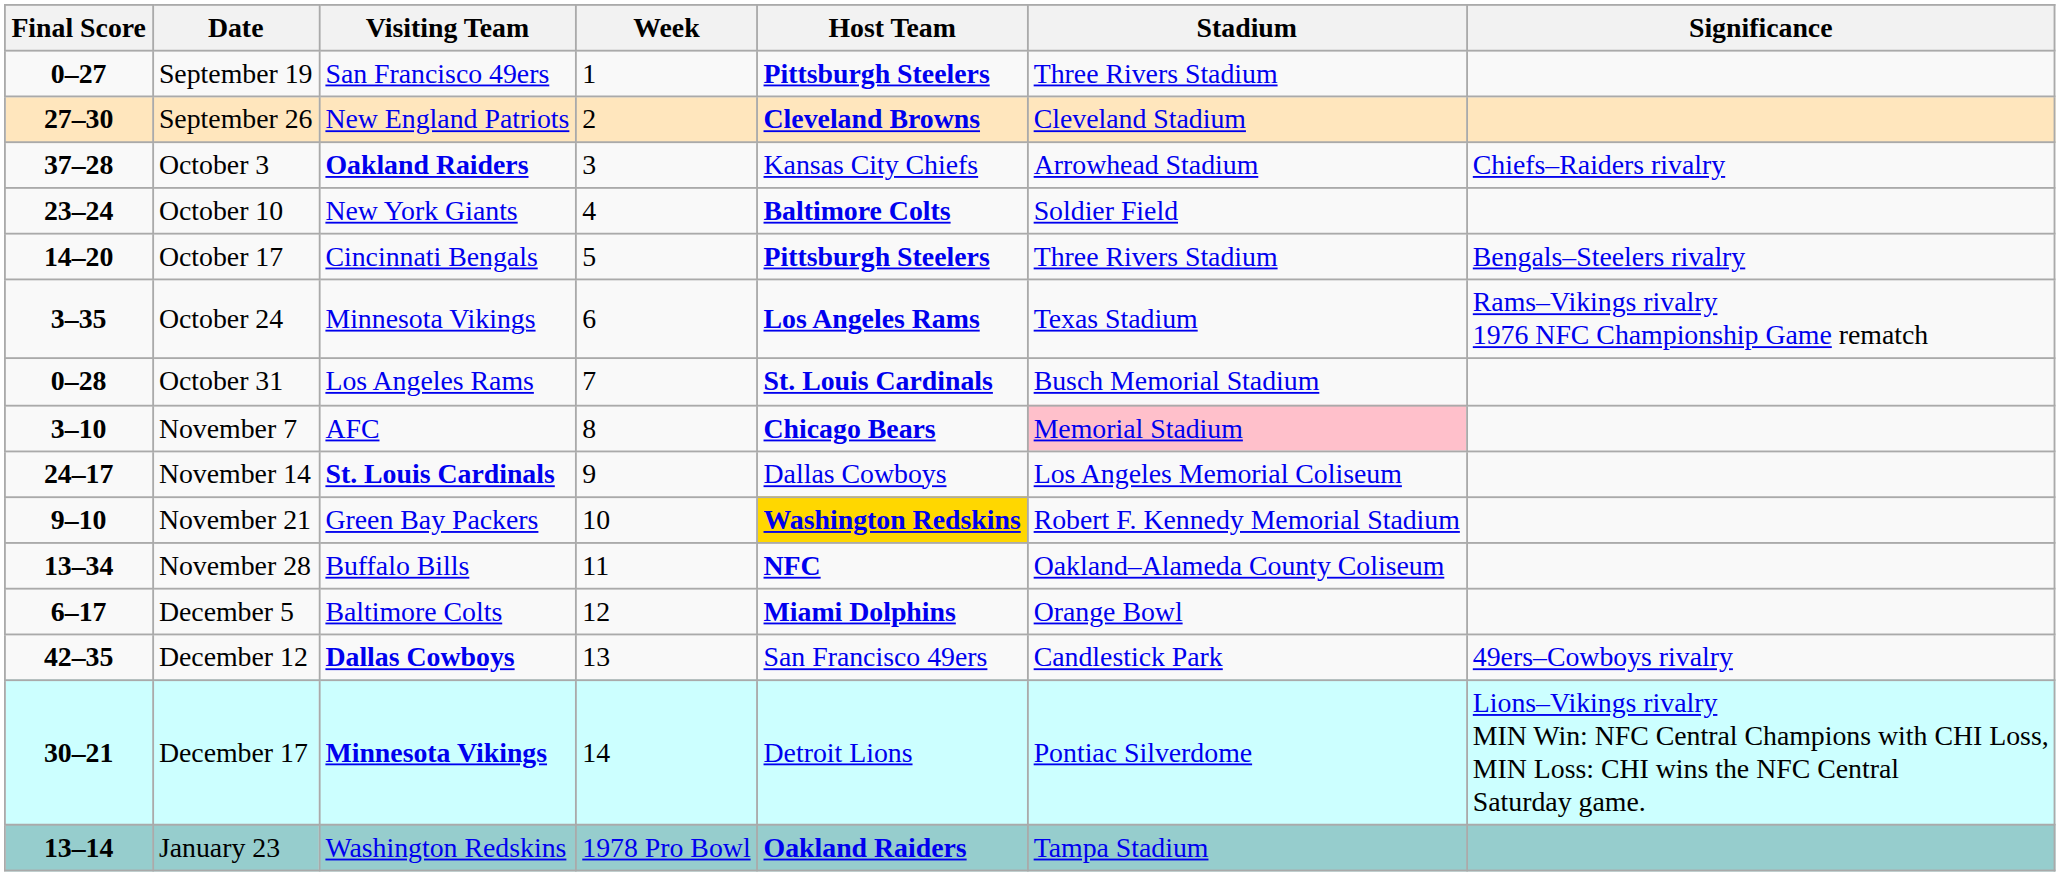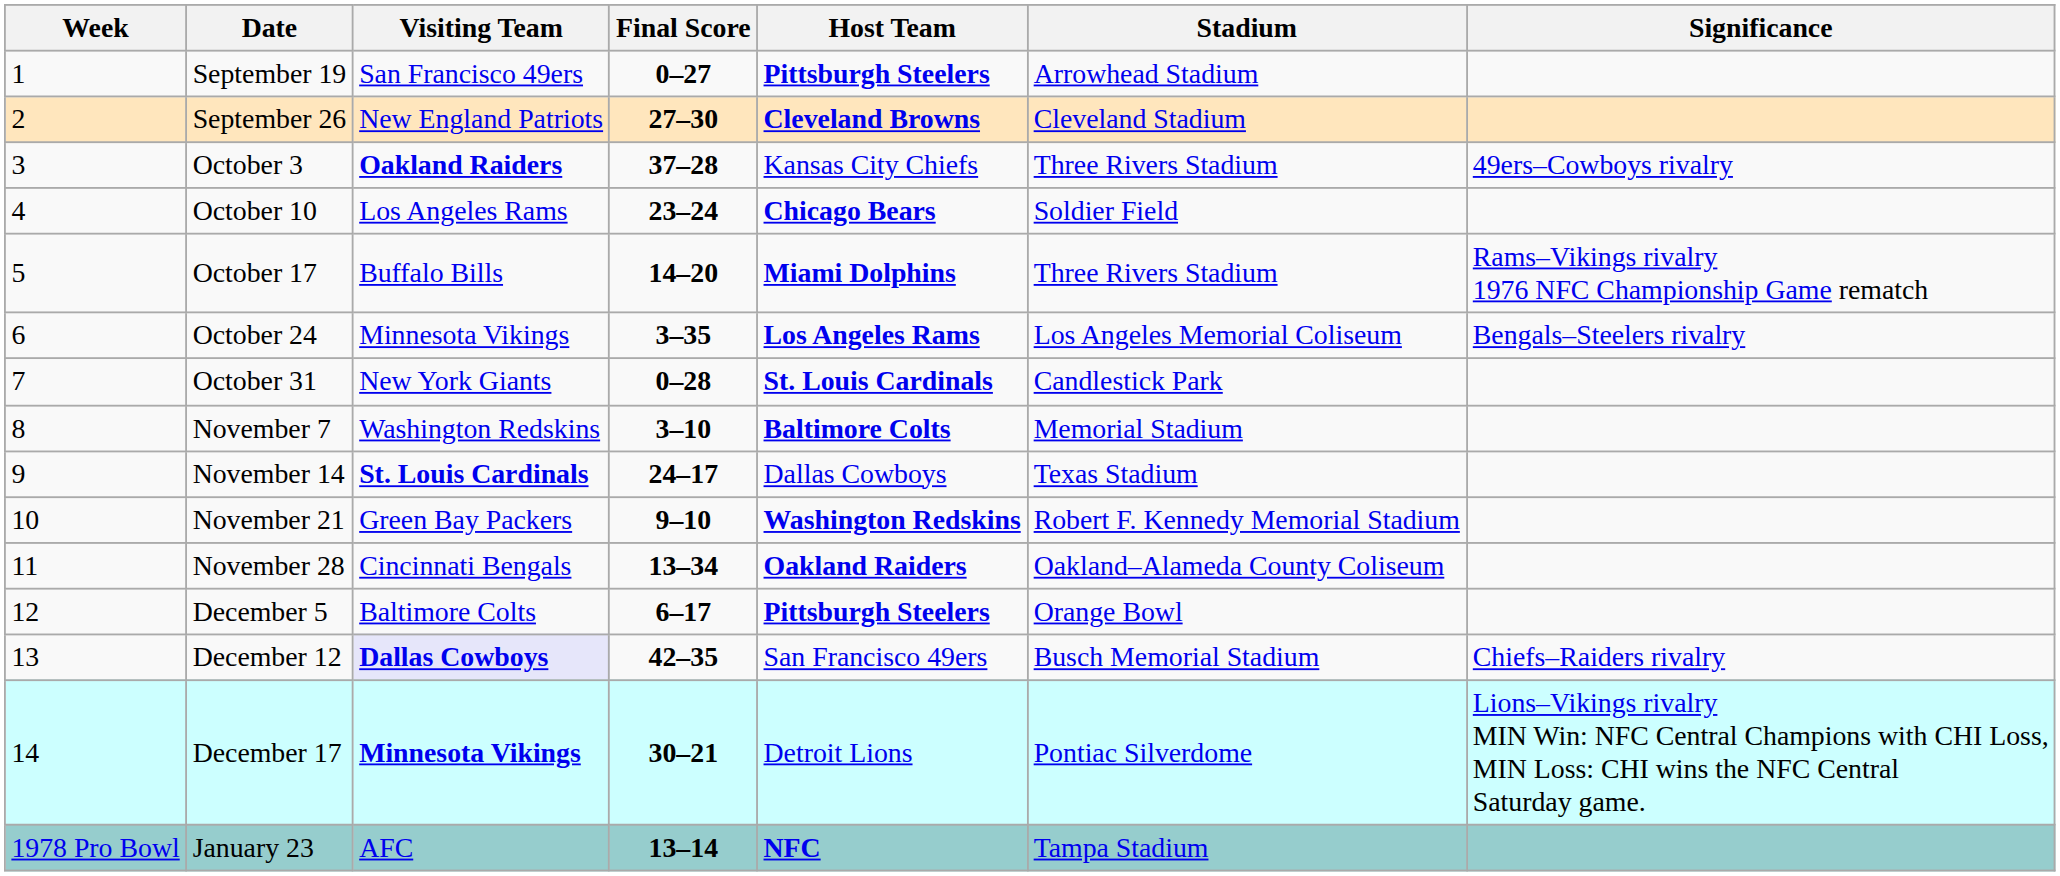columns swapped: (666, 27) <-> (79, 27)
(1156, 73) Three Rivers Stadium -> (1146, 73) Arrowhead Stadium
(1146, 165) Arrowhead Stadium -> (1156, 165) Three Rivers Stadium
(1599, 165) Chiefs–Raiders rivalry -> (1603, 165) 49ers–Cowboys rivalry
(422, 211) New York Giants -> (463, 211) Los Angeles Rams
(857, 211) Baltimore Colts -> (850, 211) Chicago Bears
(432, 256) Cincinnati Bengals -> (431, 273) Buffalo Bills
(877, 256) Pittsburgh Steelers -> (860, 273) Miami Dolphins
(1609, 256) Bengals–Steelers rivalry -> (1701, 273) Rams–Vikings rivalry 1976 NFC Championship Game rematch
(1116, 319) Texas Stadium -> (1218, 335) Los Angeles Memorial Coliseum
(1701, 319) Rams–Vikings rivalry 1976 NFC Championship Game rematch -> (1609, 335) Bengals–Steelers rivalry
(430, 381) Los Angeles Rams -> (455, 381) New York Giants
(1176, 381) Busch Memorial Stadium -> (1128, 381) Candlestick Park
(352, 427) AFC -> (480, 427) Washington Redskins
(850, 427) Chicago Bears -> (857, 427) Baltimore Colts
(1138, 427) pink background -> (1138, 427) no background
(1218, 473) Los Angeles Memorial Coliseum -> (1116, 473) Texas Stadium
(892, 519) gold background -> (892, 519) no background
(397, 565) Buffalo Bills -> (465, 565) Cincinnati Bengals
(792, 565) NFC -> (865, 565) Oakland Raiders
(860, 610) Miami Dolphins -> (877, 610) Pittsburgh Steelers
(420, 656) no background -> (454, 656) lavender background
(1128, 656) Candlestick Park -> (1176, 656) Busch Memorial Stadium
(1603, 656) 49ers–Cowboys rivalry -> (1599, 656) Chiefs–Raiders rivalry
(446, 847) Washington Redskins -> (386, 847) AFC
(865, 847) Oakland Raiders -> (792, 847) NFC
